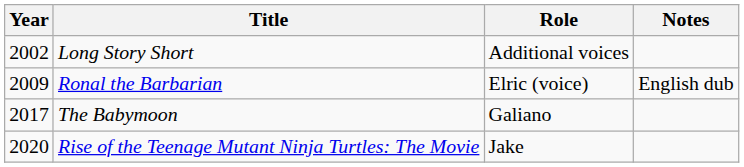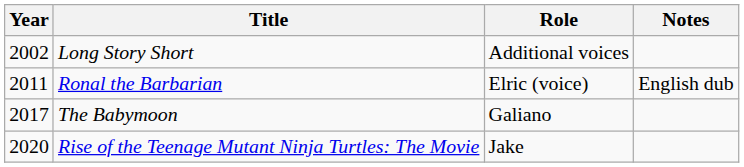(29, 83) 2009 -> (29, 83) 2011
